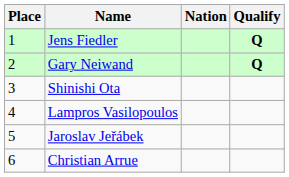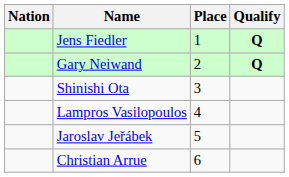columns swapped: (24, 16) <-> (206, 16)
